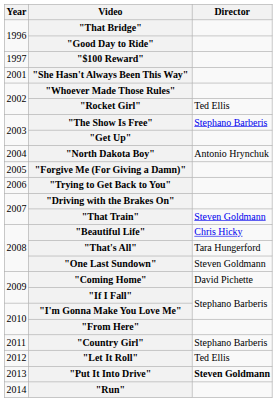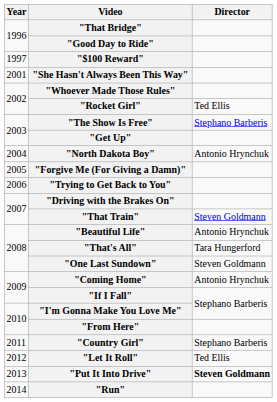(218, 232) Chris Hicky -> (232, 232) Antonio Hrynchuk
(224, 279) David Pichette -> (232, 279) Antonio Hrynchuk
